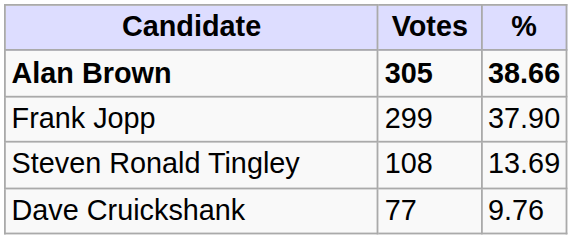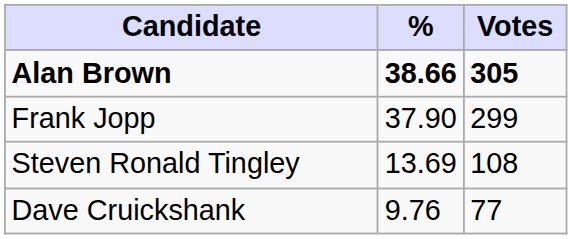columns swapped: (430, 27) <-> (524, 27)
